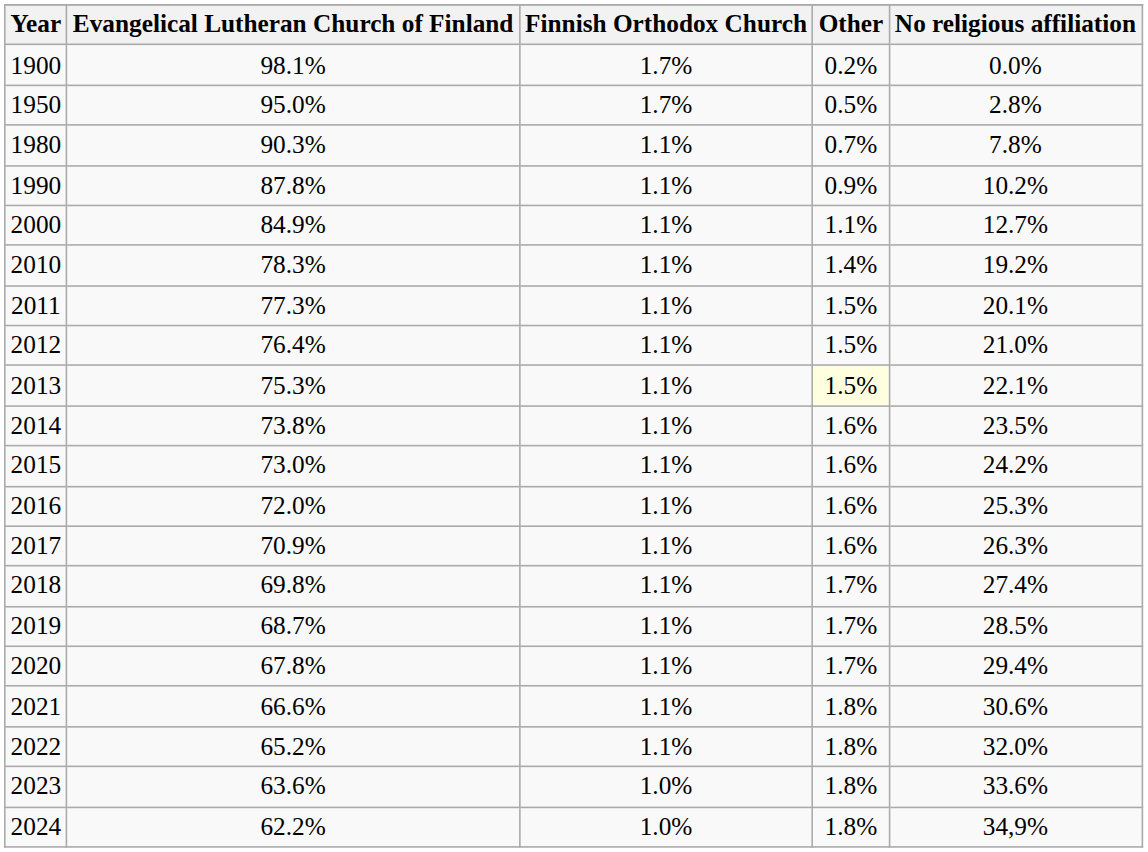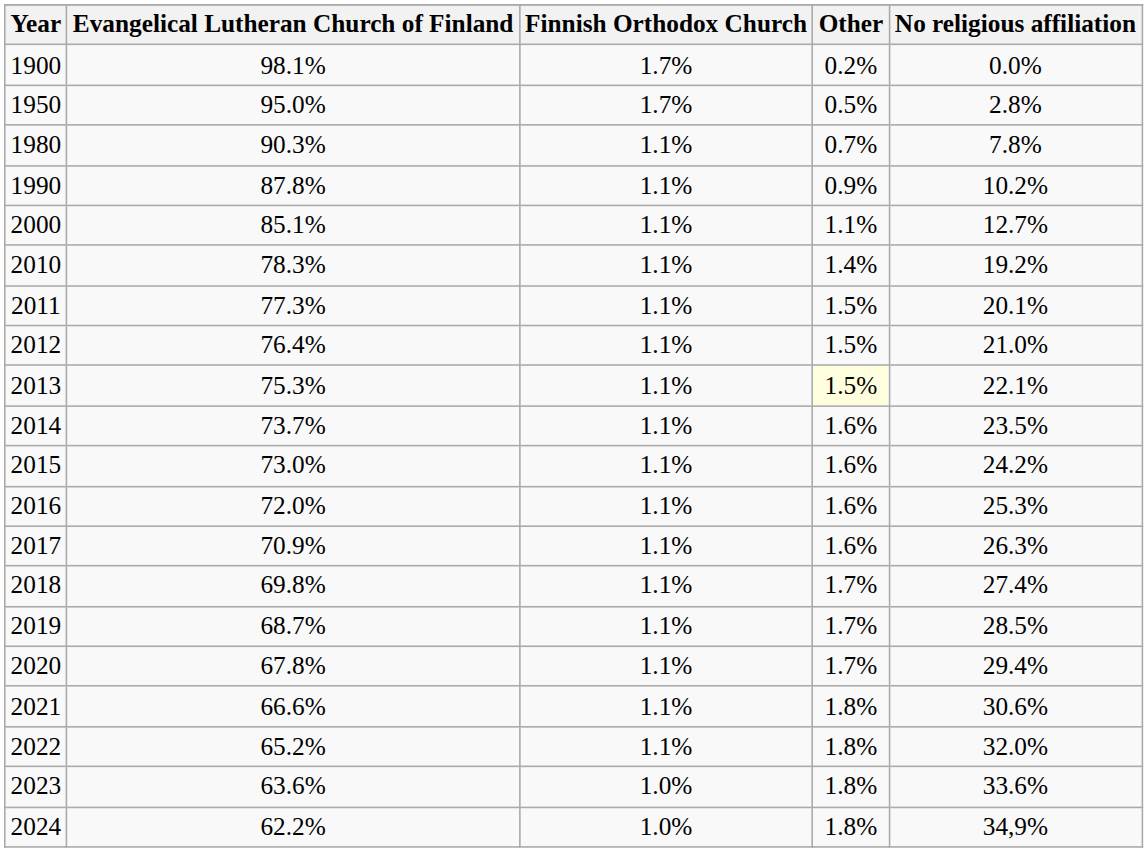(293, 225) 84.9% -> (293, 225) 85.1%
(293, 425) 73.8% -> (293, 425) 73.7%
